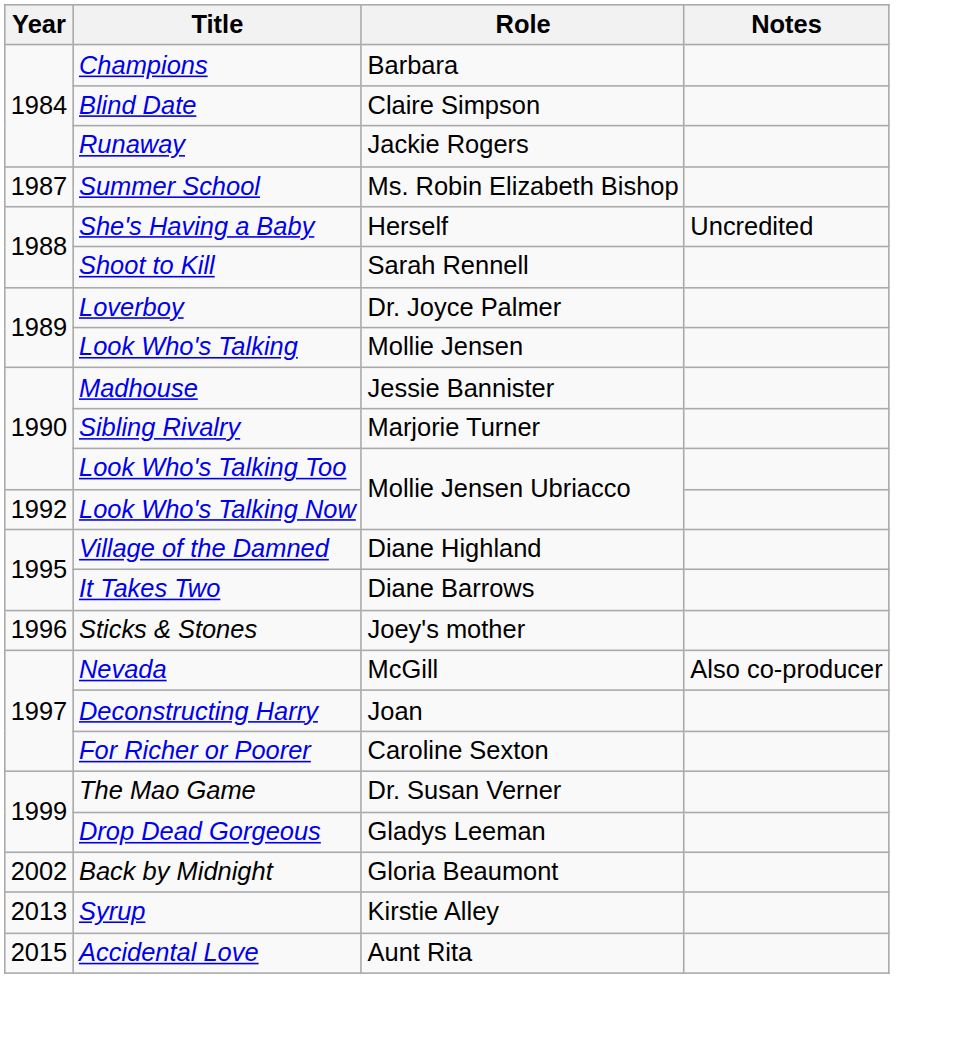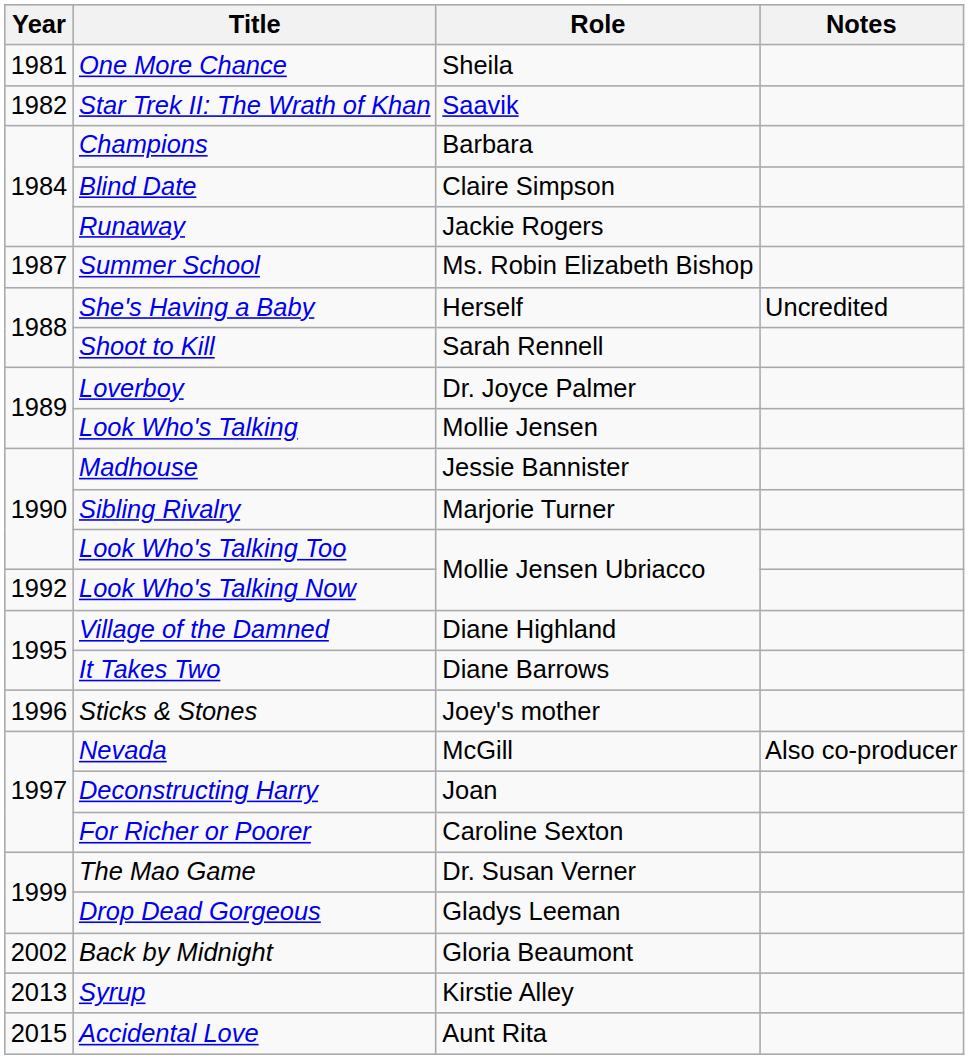+ row: (183, 65)
+ row: (255, 105)
